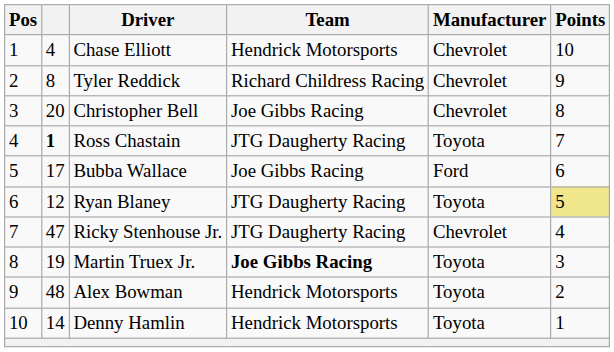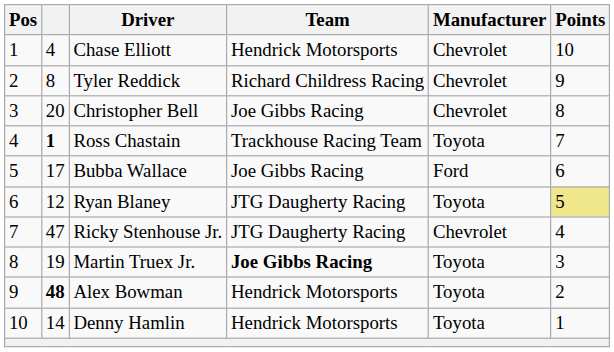(318, 140) JTG Daugherty Racing -> (326, 140) Trackhouse Racing Team
(55, 292) normal -> (55, 292) bold
